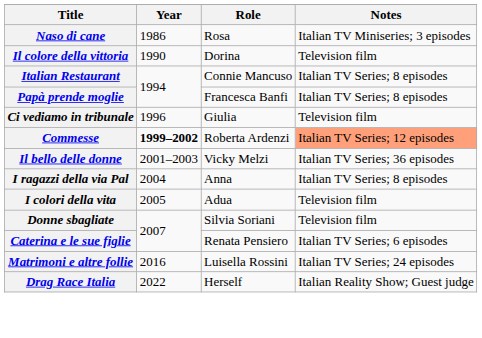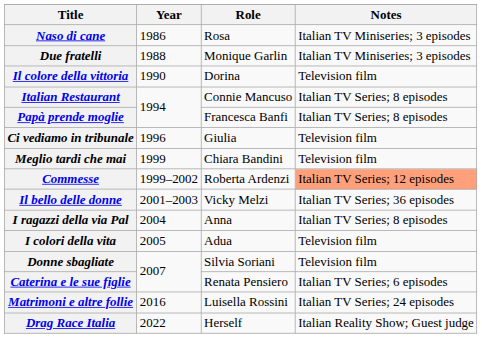+ row: (71, 55)
+ row: (71, 158)
(169, 138) bold -> (169, 179) normal
